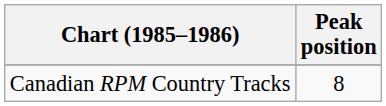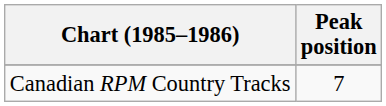(339, 82) 8 -> (339, 82) 7
